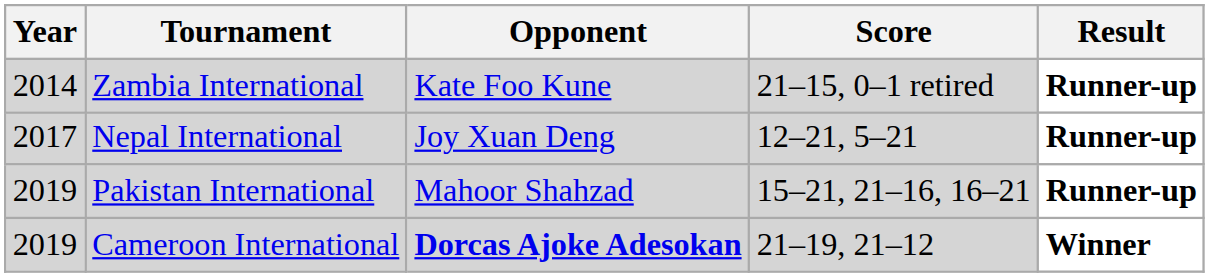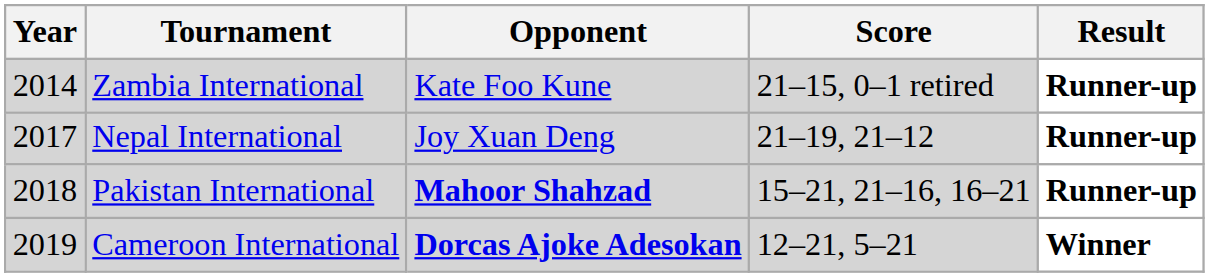(837, 137) 12–21, 5–21 -> (845, 137) 21–19, 21–12
(45, 191) 2019 -> (45, 191) 2018
(524, 191) normal -> (533, 191) bold
(845, 244) 21–19, 21–12 -> (837, 244) 12–21, 5–21
